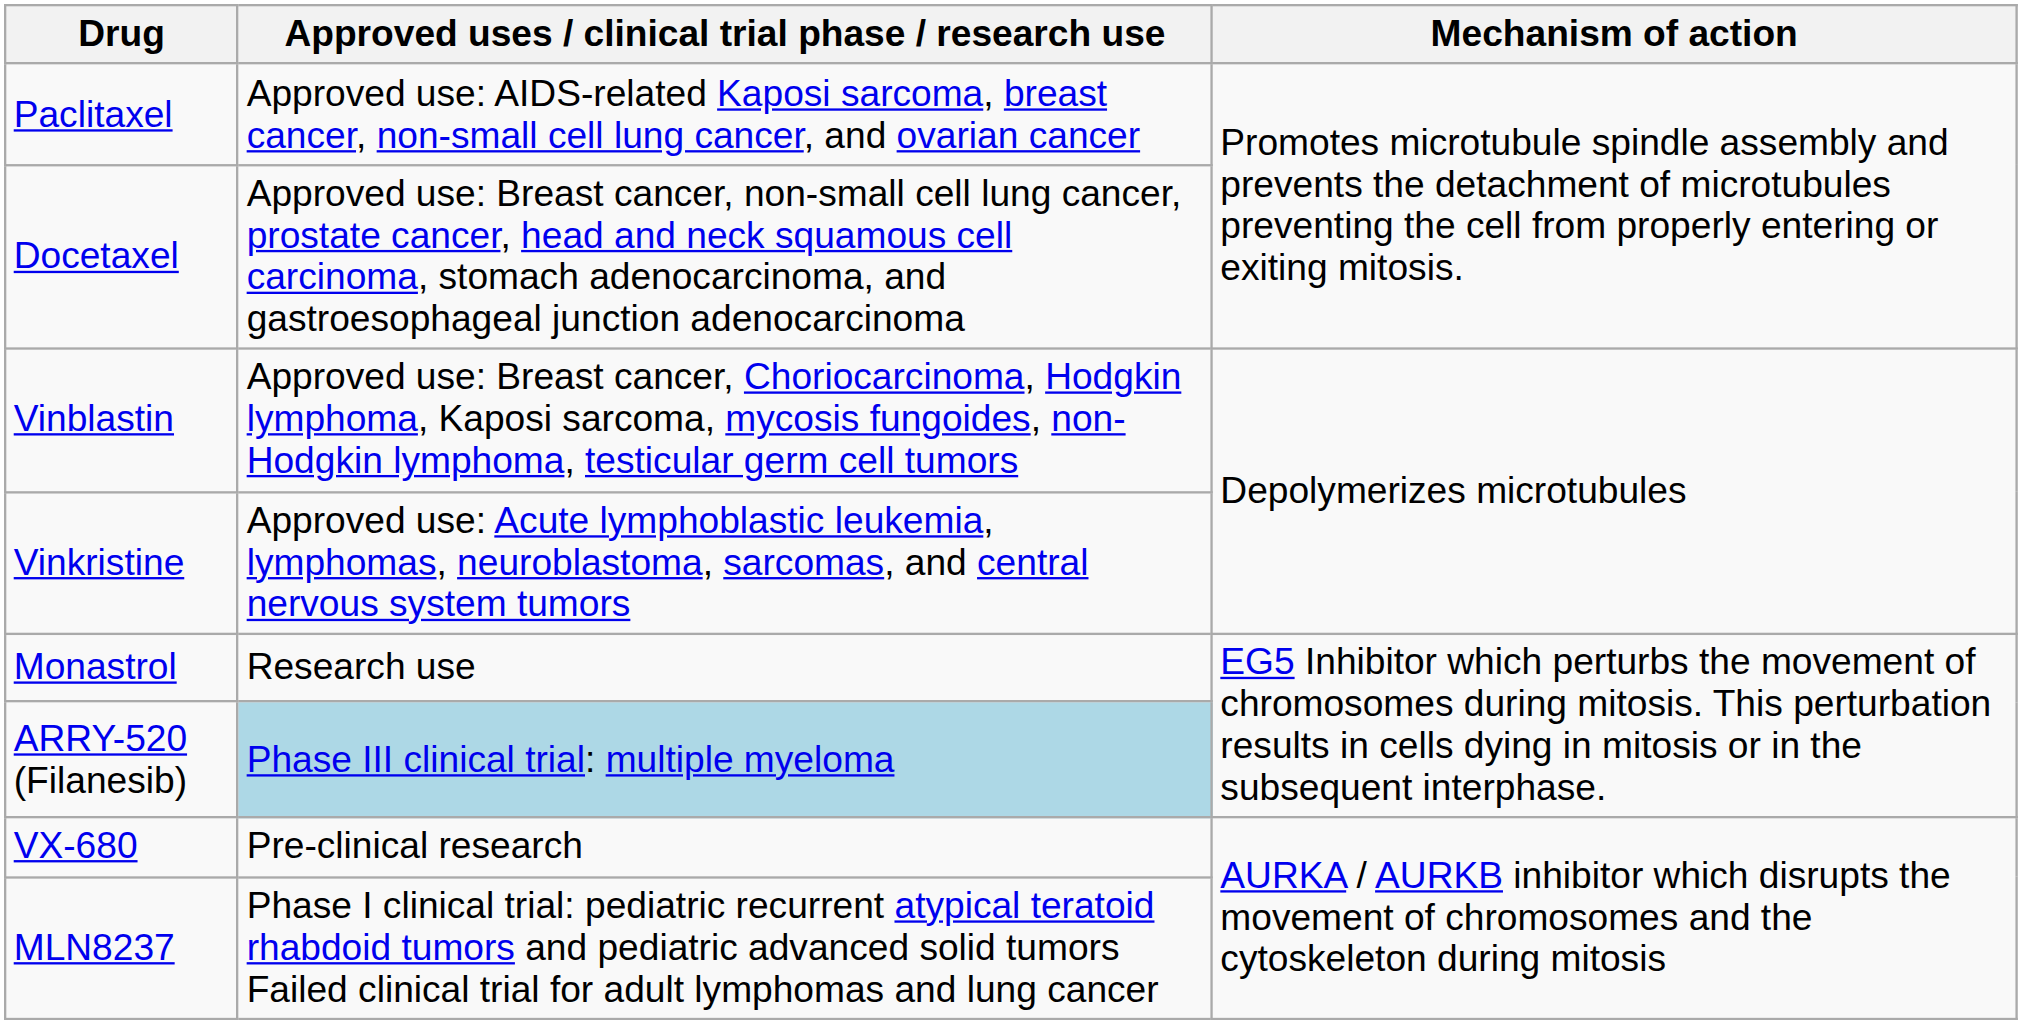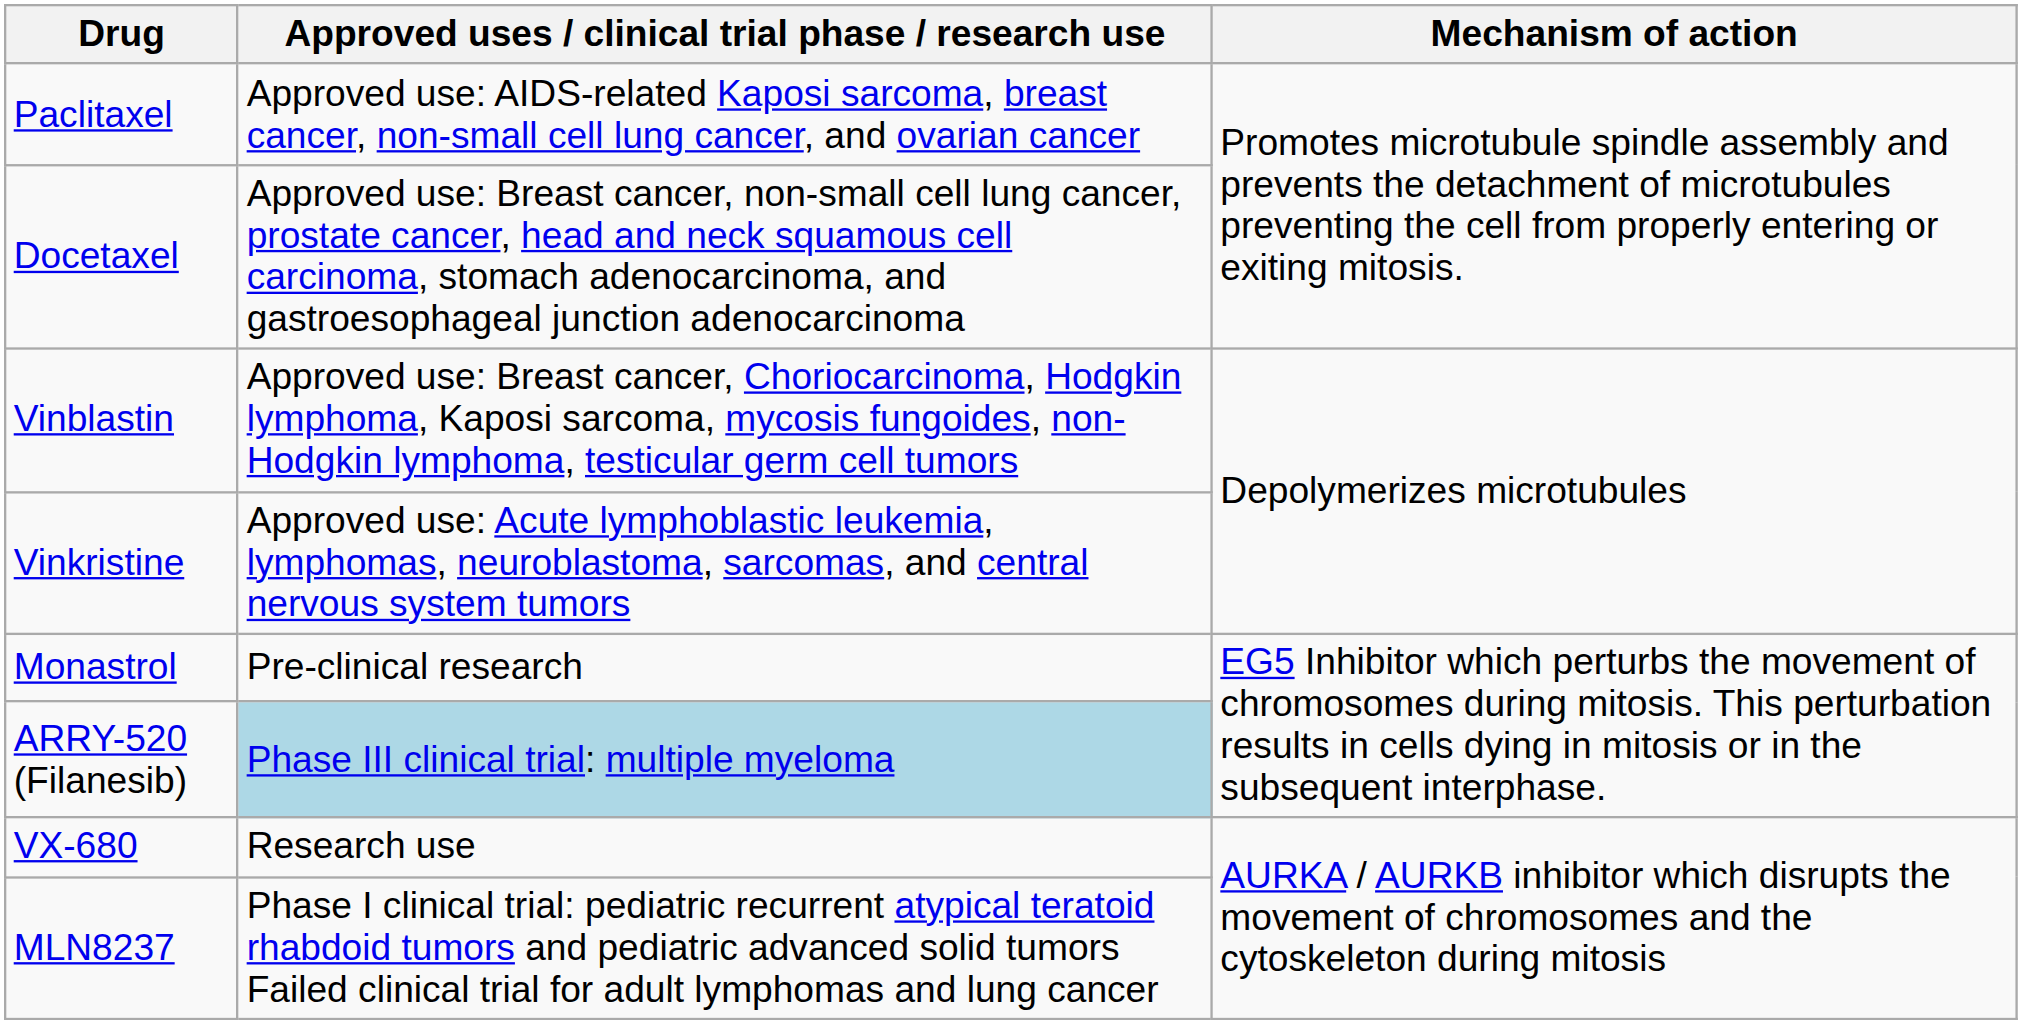(361, 666) Research use -> (415, 666) Pre-clinical research
(415, 846) Pre-clinical research -> (361, 846) Research use
